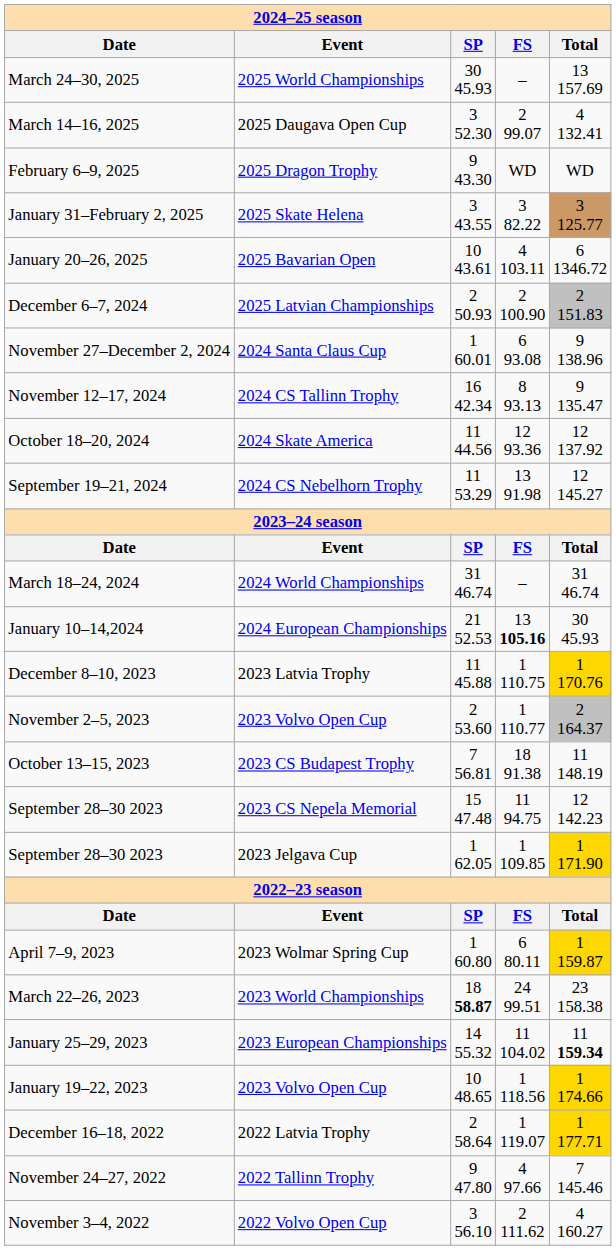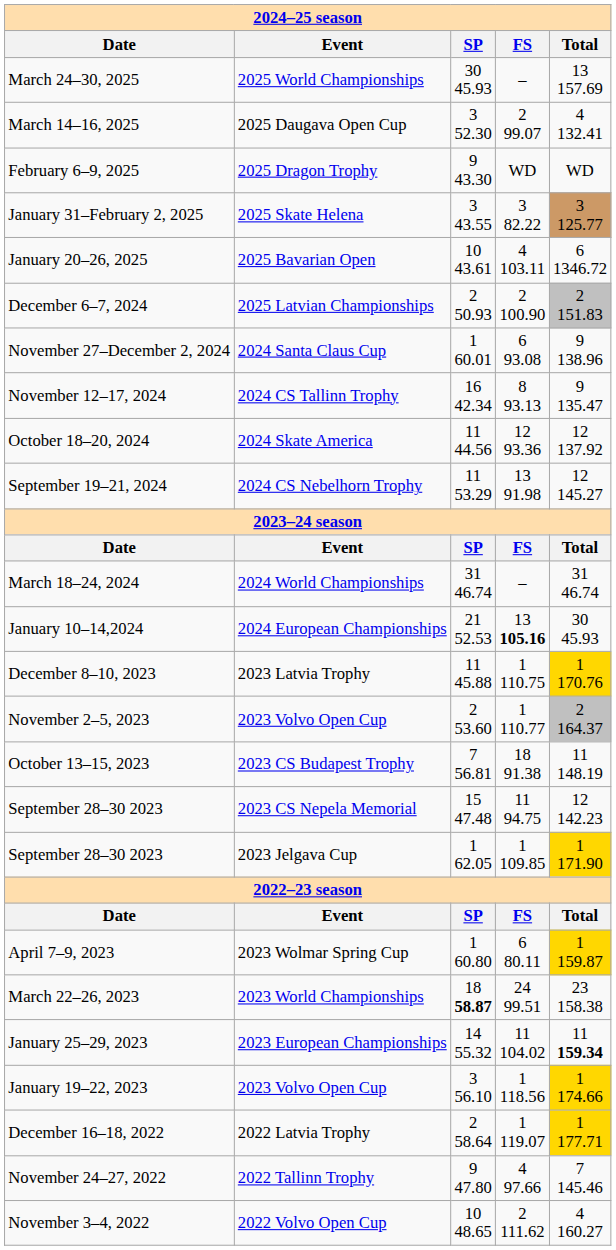(473, 1087) 10 48.65 -> (473, 1087) 3 56.10
(473, 1222) 3 56.10 -> (473, 1222) 10 48.65
